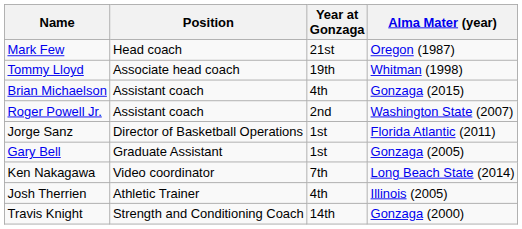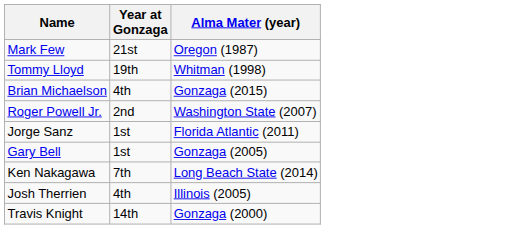- column: (208, 22)
